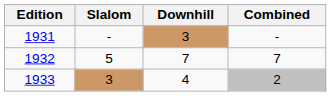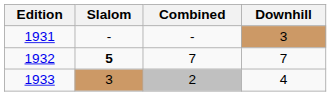columns swapped: (186, 15) <-> (277, 15)
(109, 58) normal -> (109, 58) bold
